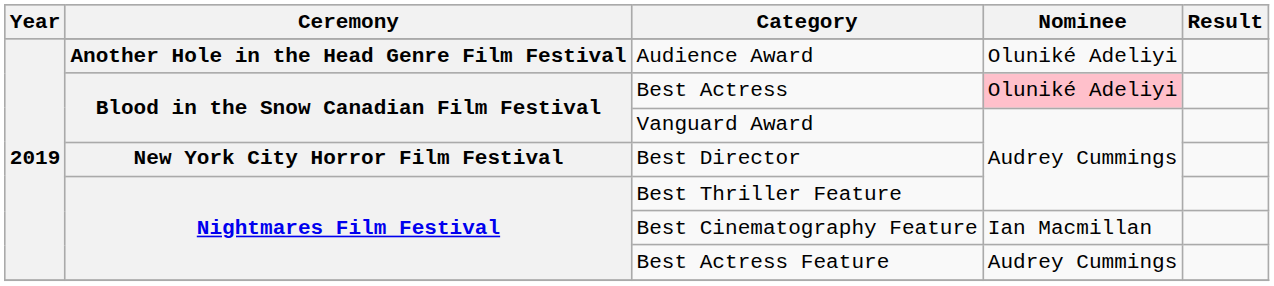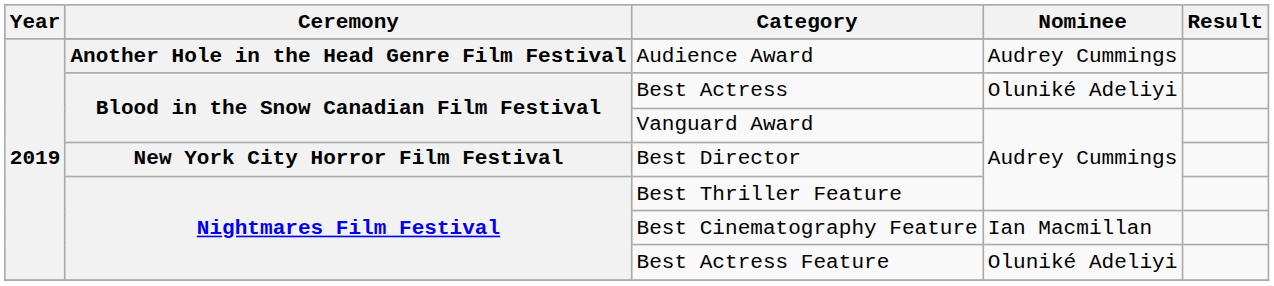(1083, 56) Oluniké Adeliyi -> (1083, 56) Audrey Cummings
(1083, 91) pink background -> (1083, 91) no background
(1083, 262) Audrey Cummings -> (1083, 262) Oluniké Adeliyi
